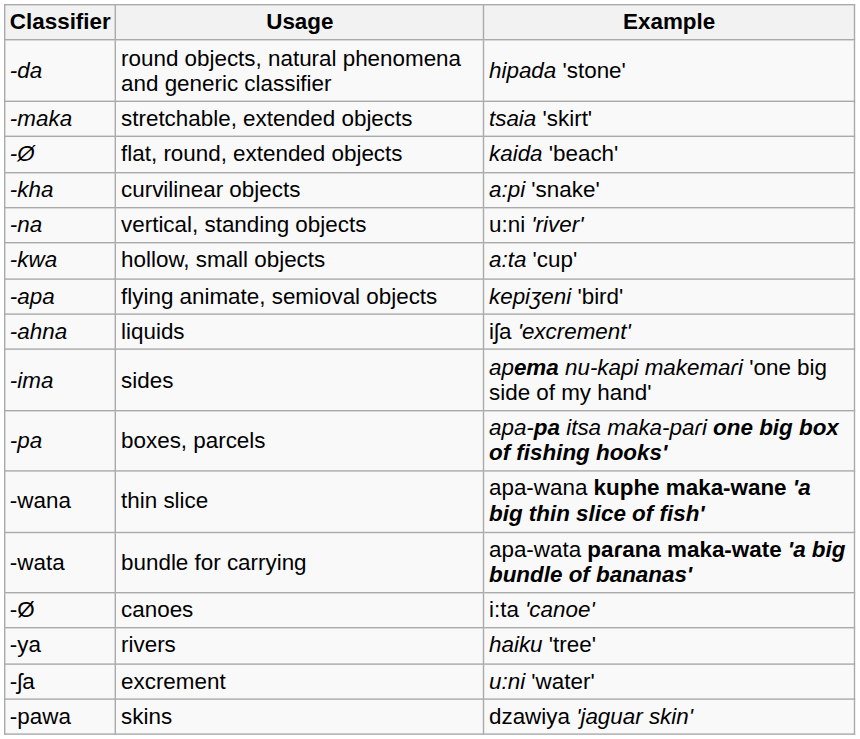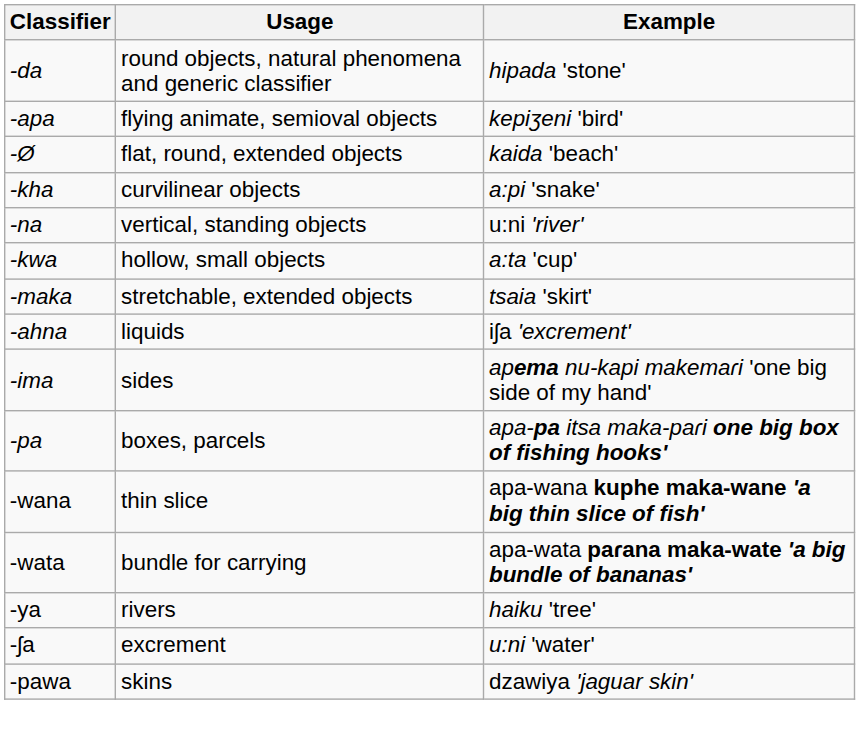rows swapped: (279, 296) <-> (267, 118)
- row: (157, 610)
